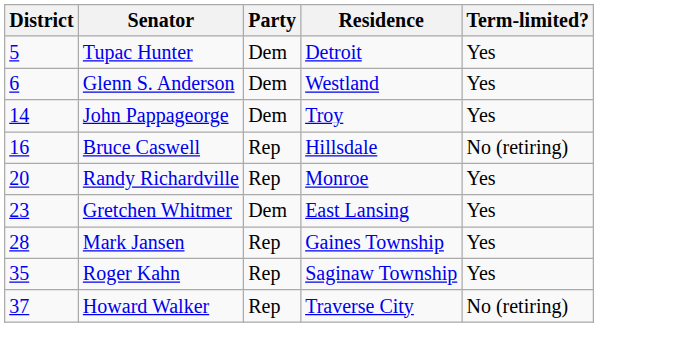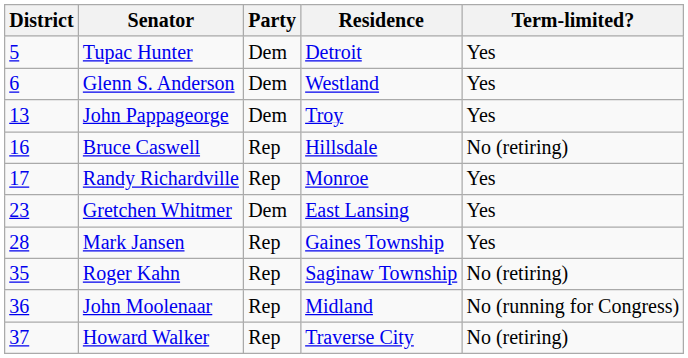(19, 115) 14 -> (19, 115) 13
(19, 178) 20 -> (19, 178) 17
(481, 274) Yes -> (517, 274) No (retiring)
+ row: (148, 305)
